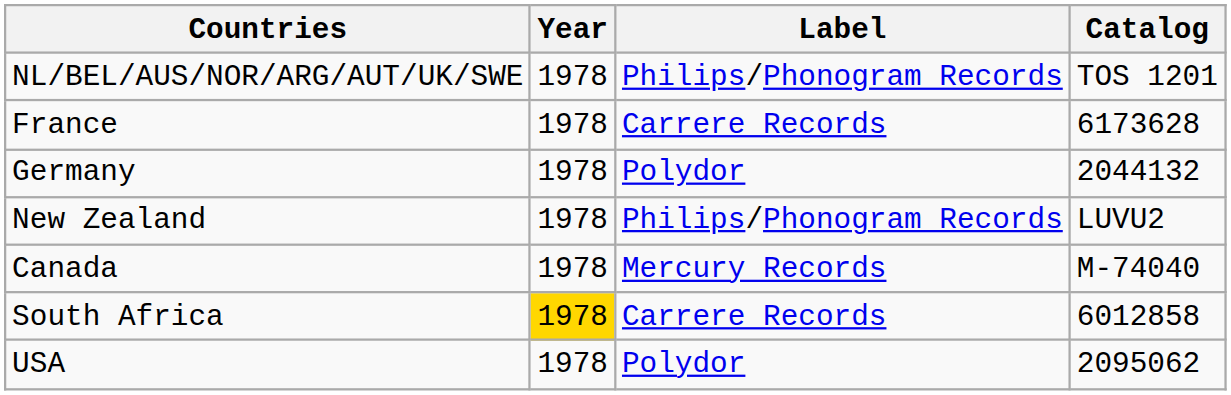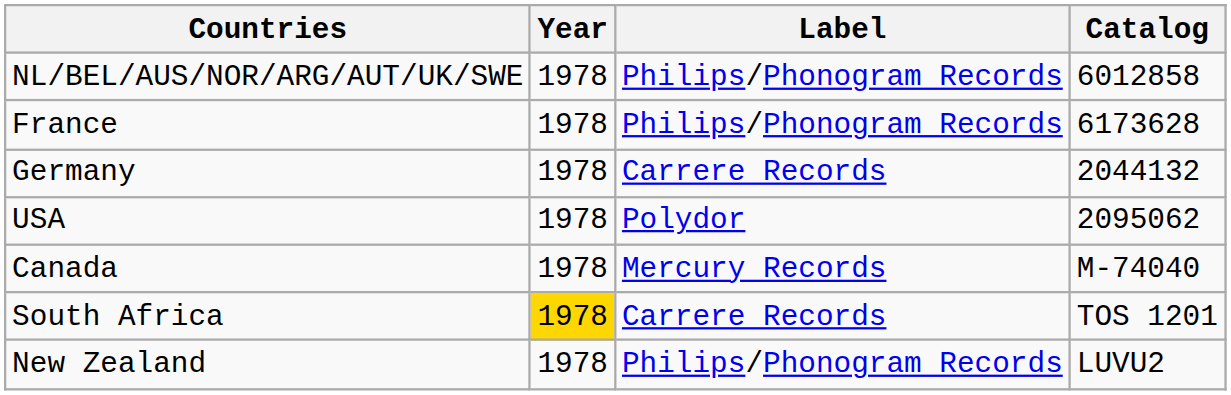(1147, 77) TOS 1201 -> (1138, 77) 6012858
(754, 125) Carrere Records -> (842, 125) Philips/Phonogram Records
(684, 173) Polydor -> (754, 173) Carrere Records
rows swapped: (39, 364) <-> (109, 221)
(1138, 316) 6012858 -> (1147, 316) TOS 1201
